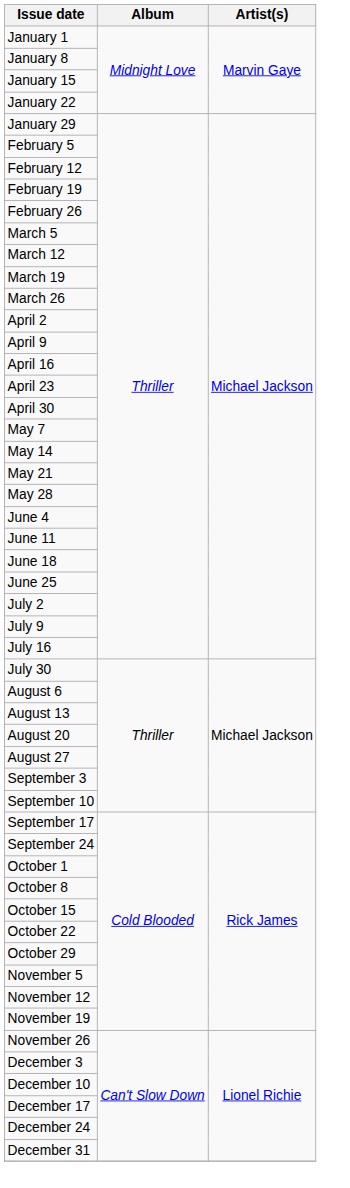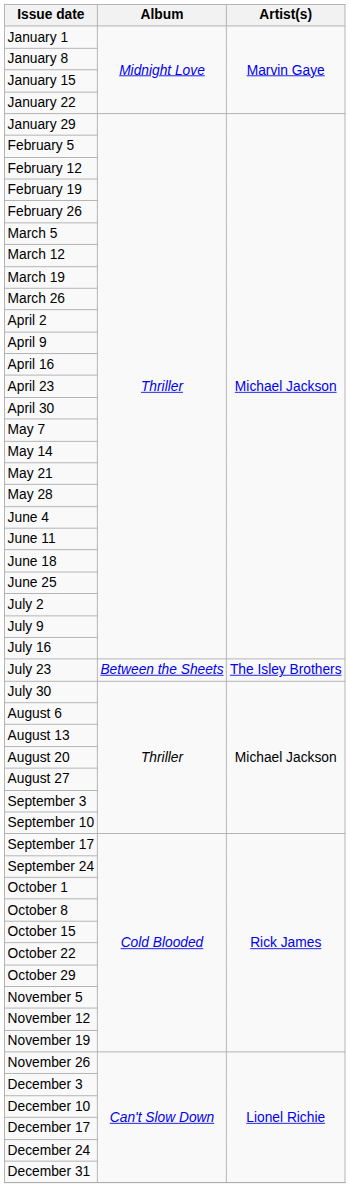+ row: (29, 670)
